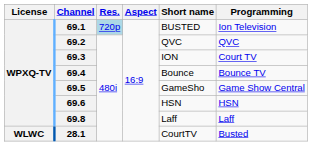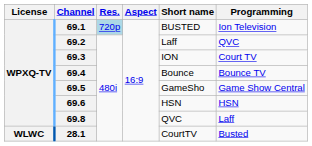(172, 42) QVC -> (169, 42) Laff
(169, 118) Laff -> (172, 118) QVC
